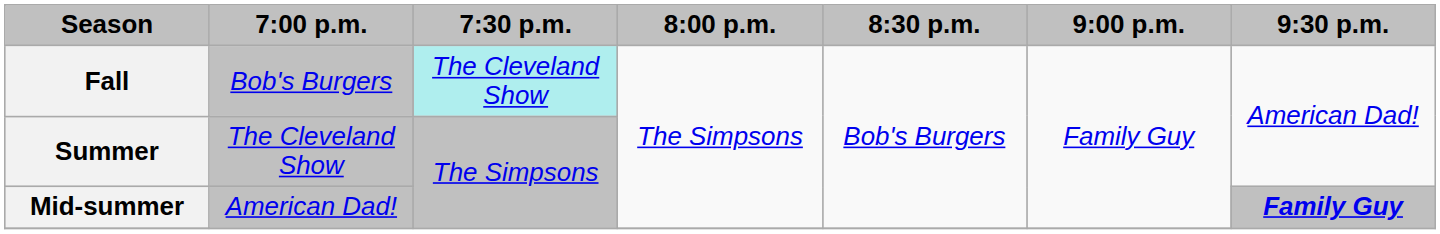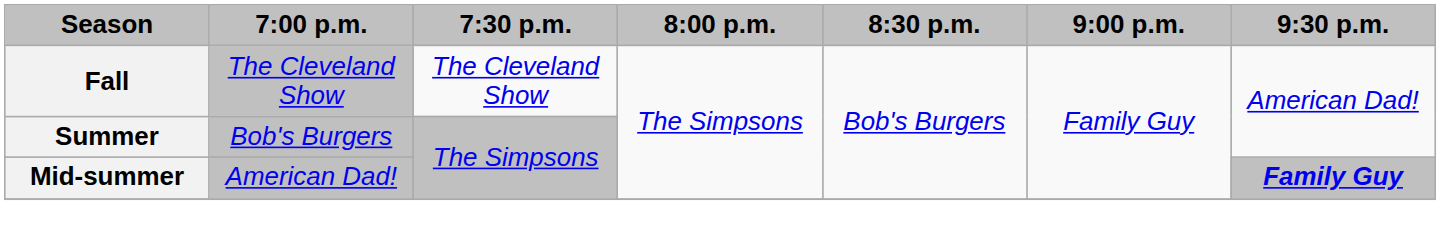(311, 80) Bob's Burgers -> (311, 80) The Cleveland Show
(516, 80) paleturquoise background -> (516, 80) no background
(311, 151) The Cleveland Show -> (311, 136) Bob's Burgers
